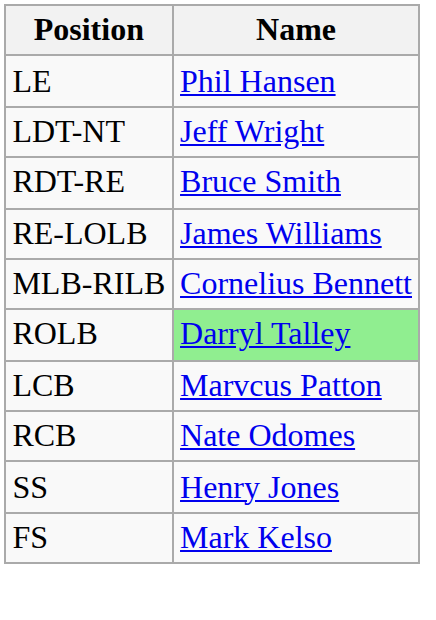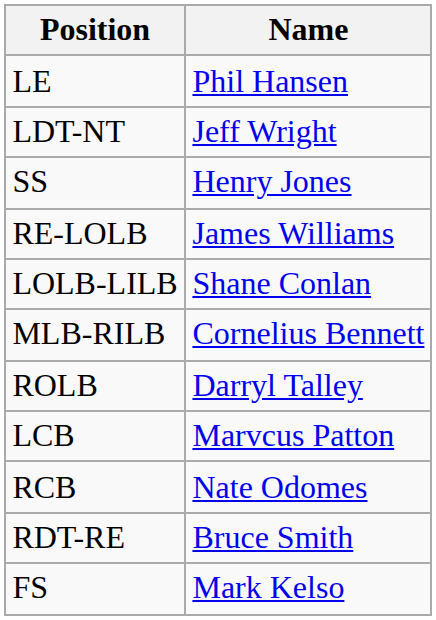rows swapped: (69, 182) <-> (30, 486)
+ row: (95, 283)
(265, 334) lightgreen background -> (278, 385) no background
